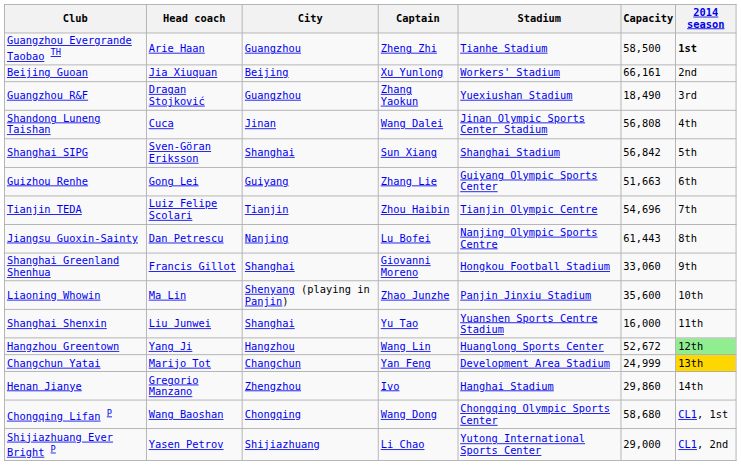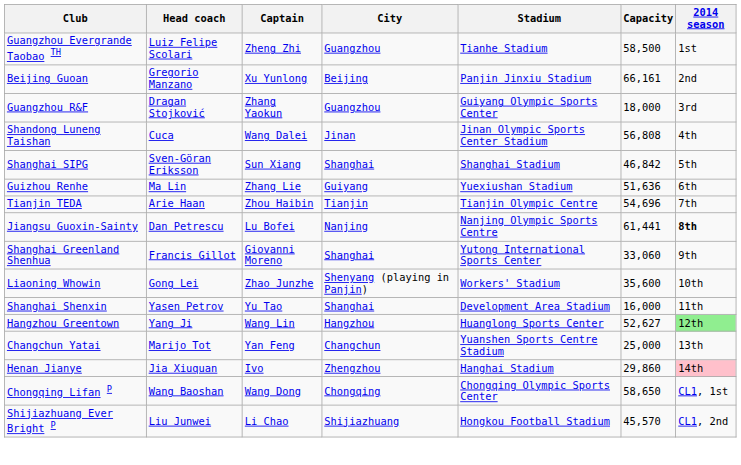columns swapped: (418, 19) <-> (310, 19)
(177, 49) Arie Haan -> (183, 49) Luiz Felipe Scolari
(688, 49) bold -> (688, 49) normal
(183, 74) Jia Xiuquan -> (174, 79) Gregorio Manzano
(510, 74) Workers' Stadium -> (526, 79) Panjin Jinxiu Stadium
(516, 96) Yuexiushan Stadium -> (529, 108) Guiyang Olympic Sports Center
(642, 96) 18,490 -> (642, 108) 18,000
(642, 153) 56,842 -> (642, 165) 46,842
(174, 182) Gong Lei -> (167, 188) Ma Lin
(529, 182) Guiyang Olympic Sports Center -> (516, 188) Yuexiushan Stadium
(642, 182) 51,663 -> (642, 188) 51,636
(183, 210) Luiz Felipe Scolari -> (177, 204) Arie Haan
(642, 239) 61,443 -> (642, 227) 61,441
(688, 239) normal -> (688, 227) bold
(535, 267) Hongkou Football Stadium -> (523, 256) Yutong International Sports Center
(167, 296) Ma Lin -> (174, 284) Gong Lei
(526, 296) Panjin Jinxiu Stadium -> (510, 284) Workers' Stadium
(180, 324) Liu Junwei -> (186, 307) Yasen Petrov
(529, 324) Yuanshen Sports Centre Stadium -> (535, 307) Development Area Stadium
(642, 347) 52,672 -> (642, 323) 52,627
(535, 364) Development Area Stadium -> (529, 346) Yuanshen Sports Centre Stadium
(642, 364) 24,999 -> (642, 346) 25,000
(691, 364) gold background -> (691, 346) no background
(174, 386) Gregorio Manzano -> (183, 369) Jia Xiuquan
(691, 386) no background -> (691, 369) pink background
(642, 415) 58,680 -> (642, 391) 58,650
(186, 445) Yasen Petrov -> (180, 422) Liu Junwei
(523, 445) Yutong International Sports Center -> (535, 422) Hongkou Football Stadium
(642, 445) 29,000 -> (642, 422) 45,570
